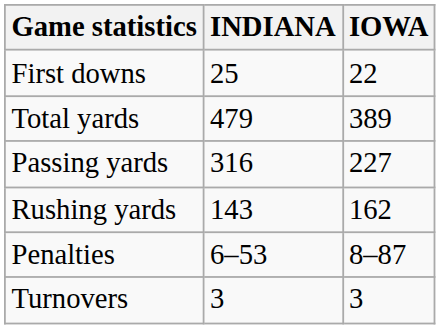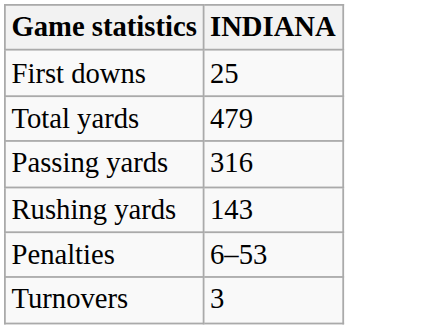- column: (389, 27)
